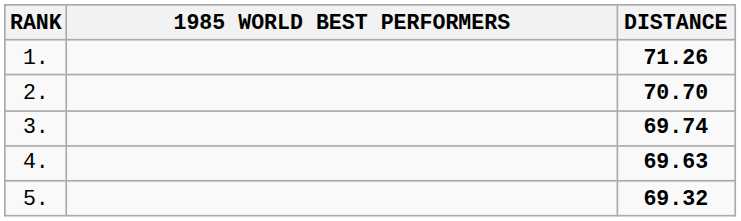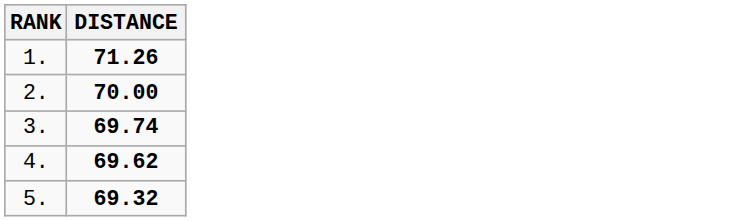- column: (342, 22)
(676, 93) 70.70 -> (126, 93) 70.00
(676, 163) 69.63 -> (126, 163) 69.62
